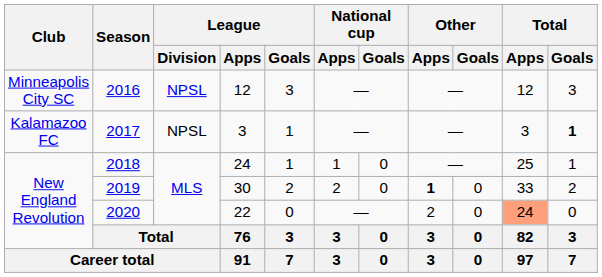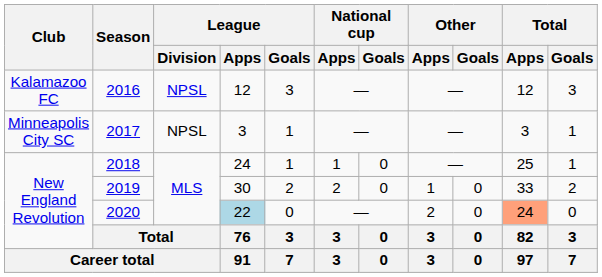(49, 90) Minneapolis City SC -> (49, 90) Kalamazoo FC
(49, 131) Kalamazoo FC -> (49, 131) Minneapolis City SC
(572, 131) bold -> (572, 131) normal
(431, 188) bold -> (431, 188) normal
(242, 212) no background -> (242, 212) lightblue background
